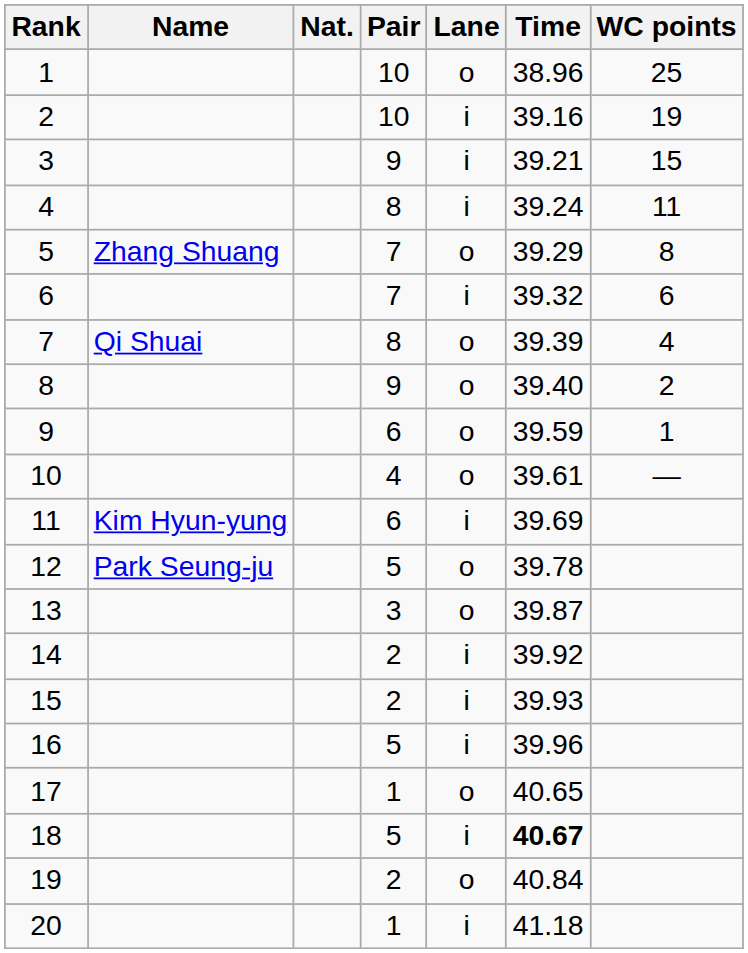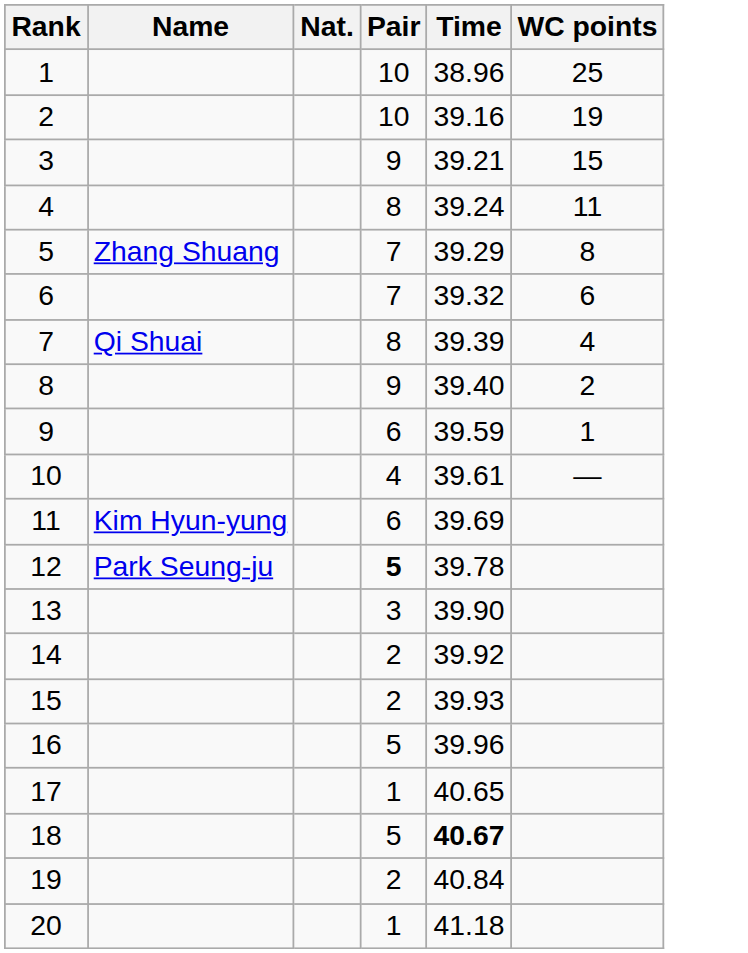- column: (467, 26)
(394, 565) normal -> (394, 565) bold
(548, 610) 39.87 -> (469, 610) 39.90
